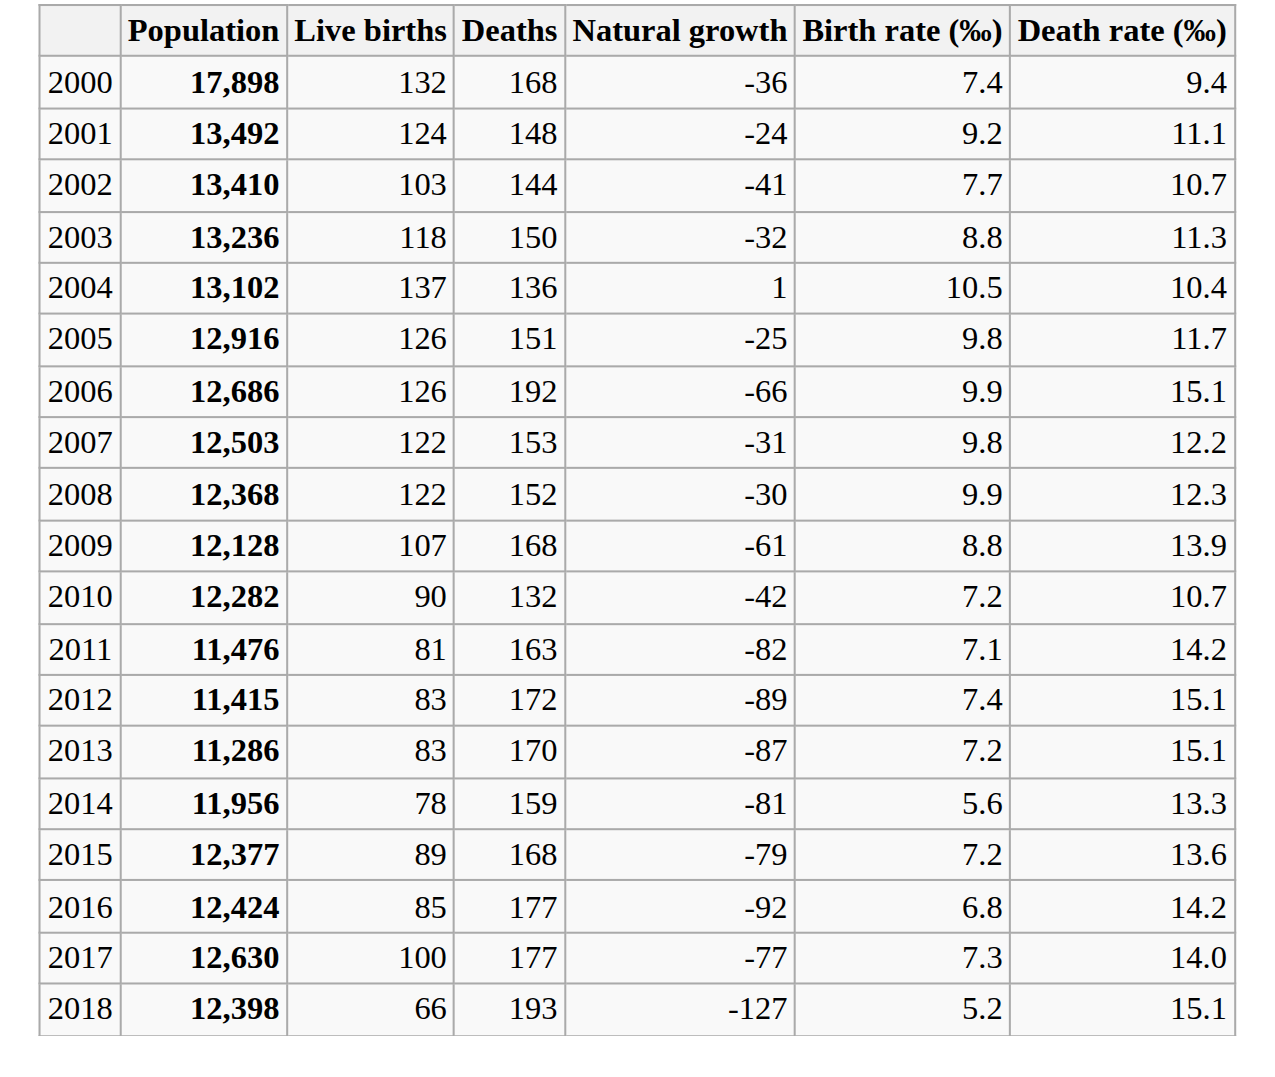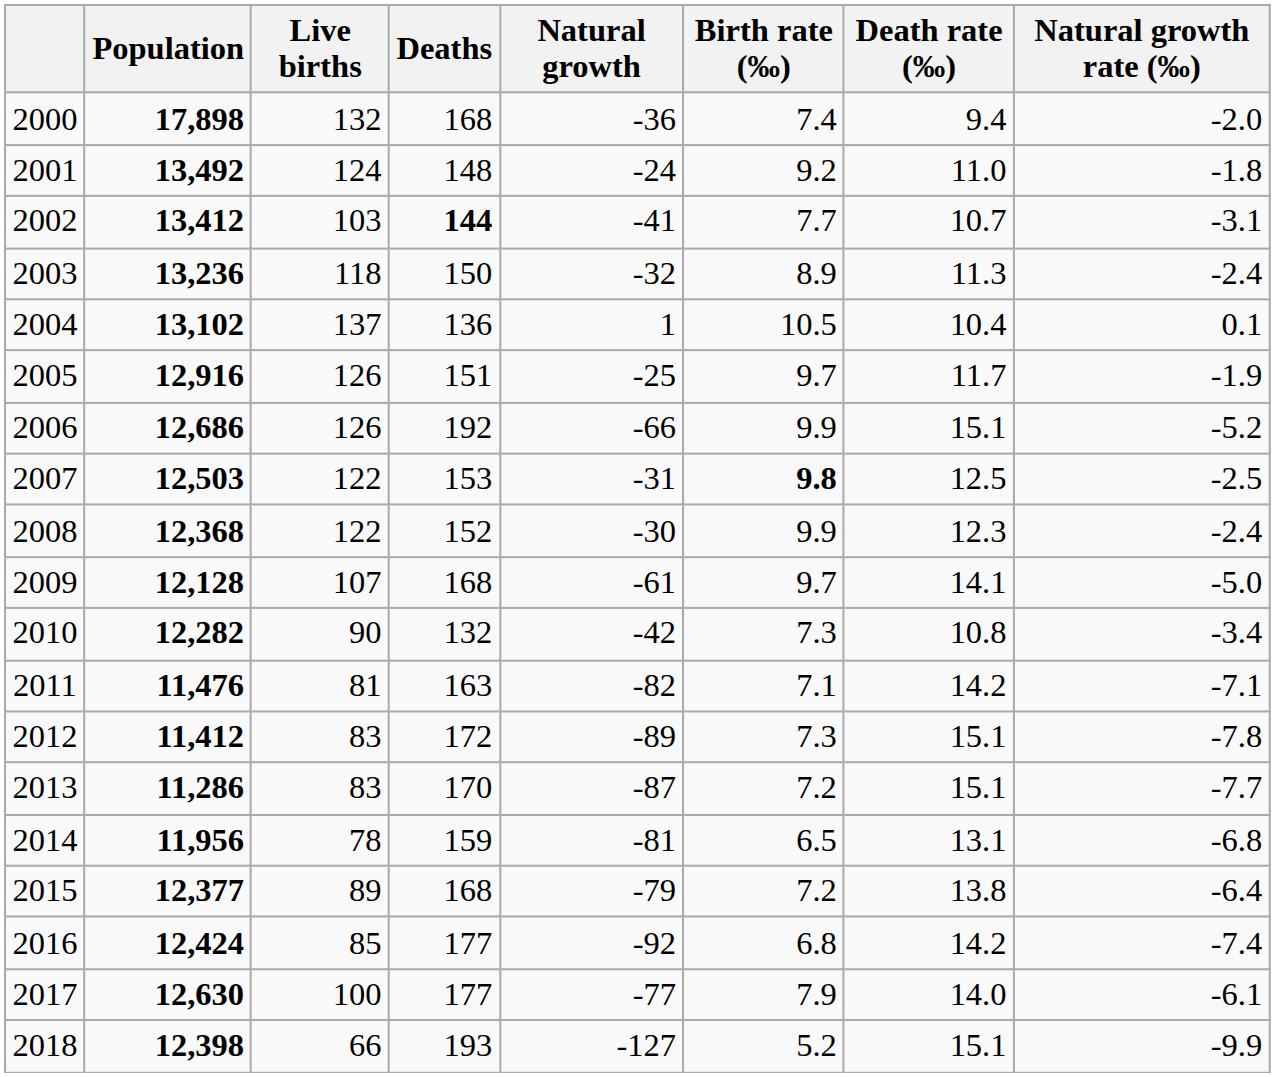+ column: (1142, 48)
(1199, 133) 11.1 -> (979, 169) 11.0
(235, 184) 13,410 -> (199, 221) 13,412
(533, 184) normal -> (468, 221) bold
(982, 236) 8.8 -> (816, 272) 8.9
(982, 339) 9.8 -> (816, 375) 9.7
(982, 442) normal -> (816, 478) bold
(1198, 442) 12.2 -> (978, 478) 12.5
(982, 545) 8.8 -> (816, 581) 9.7
(1198, 545) 13.9 -> (978, 581) 14.1
(982, 596) 7.2 -> (816, 633) 7.3
(1198, 596) 10.7 -> (978, 633) 10.8
(236, 699) 11,415 -> (200, 736) 11,412
(982, 699) 7.4 -> (816, 736) 7.3
(982, 802) 5.6 -> (816, 839) 6.5
(1198, 802) 13.3 -> (978, 839) 13.1
(1198, 854) 13.6 -> (978, 890) 13.8
(982, 957) 7.3 -> (816, 993) 7.9
